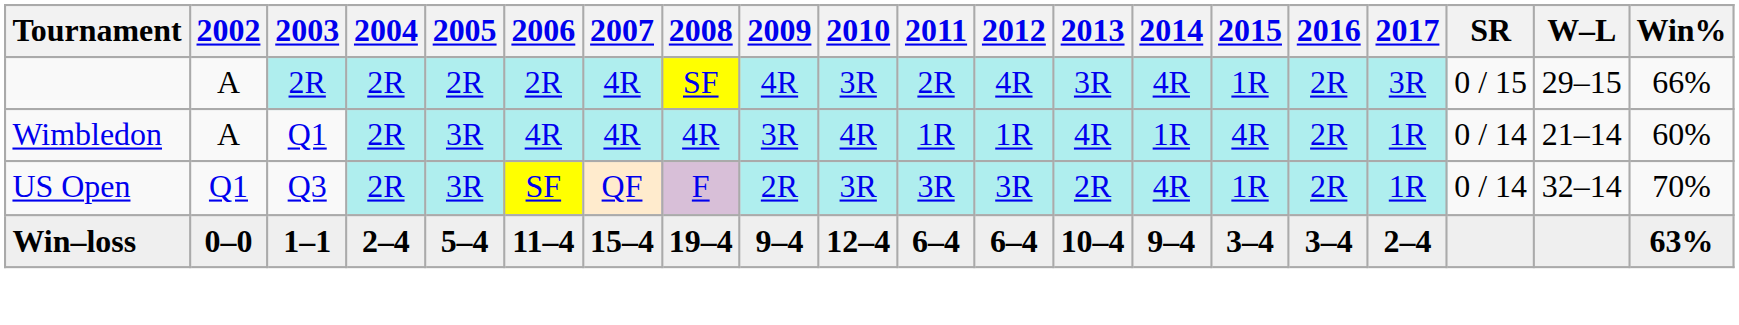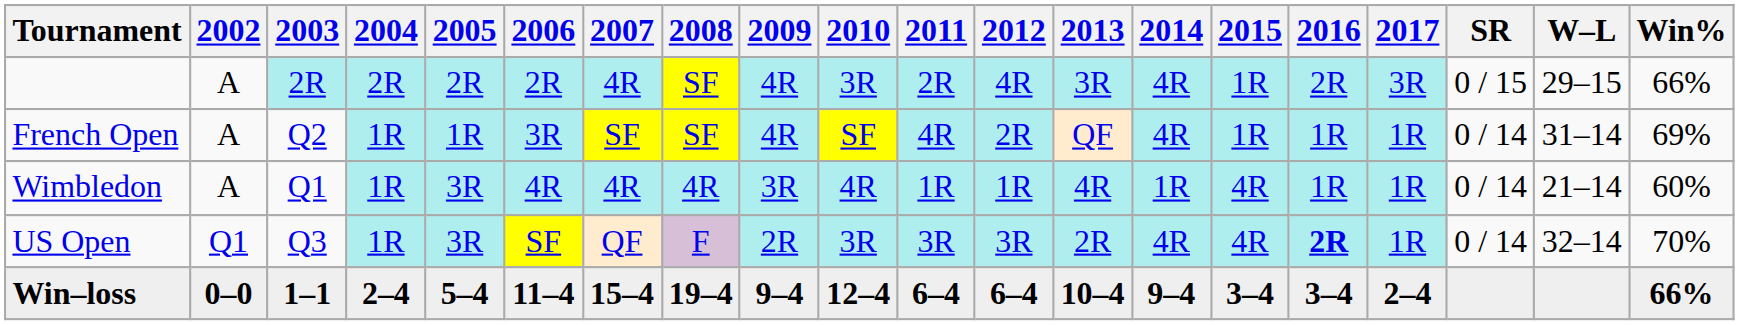+ row: (95, 135)
(386, 135) 2R -> (386, 187) 1R
(1329, 135) 2R -> (1329, 187) 1R
(386, 187) 2R -> (386, 240) 1R
(1250, 187) 1R -> (1250, 240) 4R
(1329, 187) normal -> (1329, 240) bold
(1682, 240) 63% -> (1682, 292) 66%
